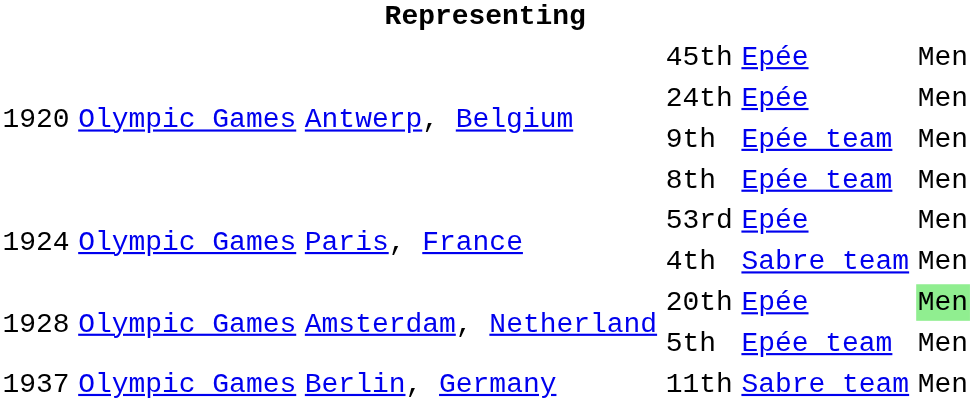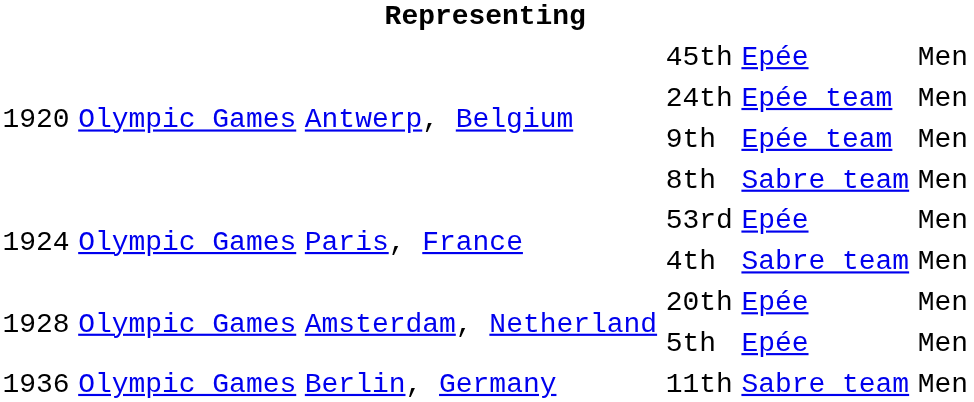(775, 98) Epée -> (817, 98) Epée team
(817, 180) Epée team -> (825, 180) Sabre team
(943, 303) lightgreen background -> (943, 303) no background
(817, 343) Epée team -> (775, 343) Epée
(36, 384) 1937 -> (36, 384) 1936
